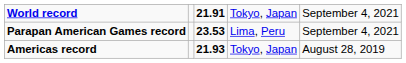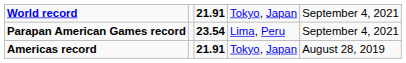(211, 31) 23.53 -> (211, 31) 23.54
(211, 49) 21.93 -> (211, 49) 21.91
